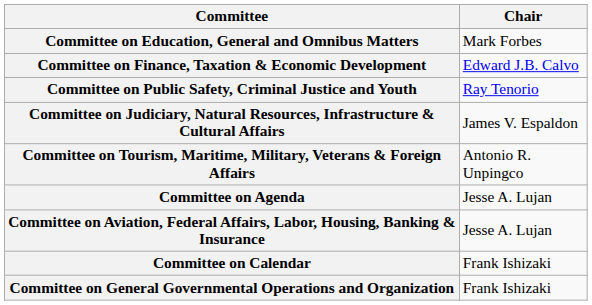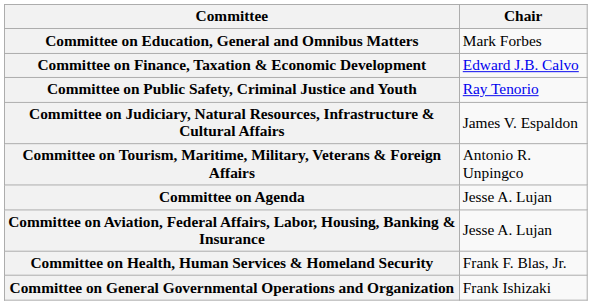+ row: (232, 263)
- row: (232, 263)
